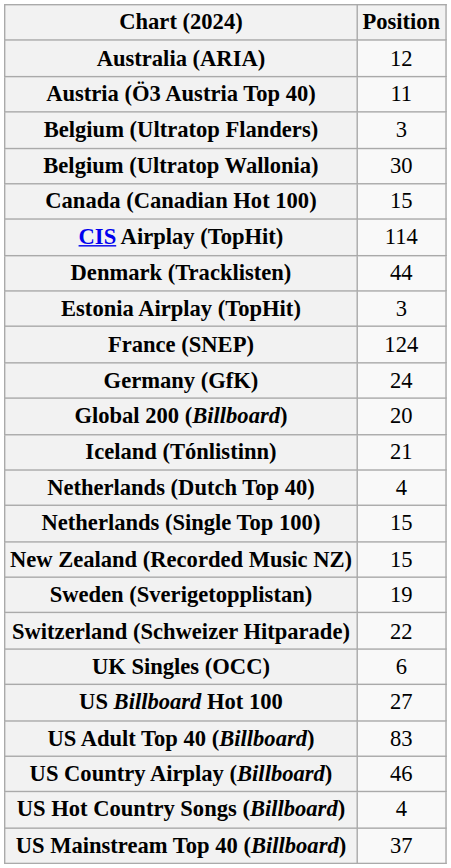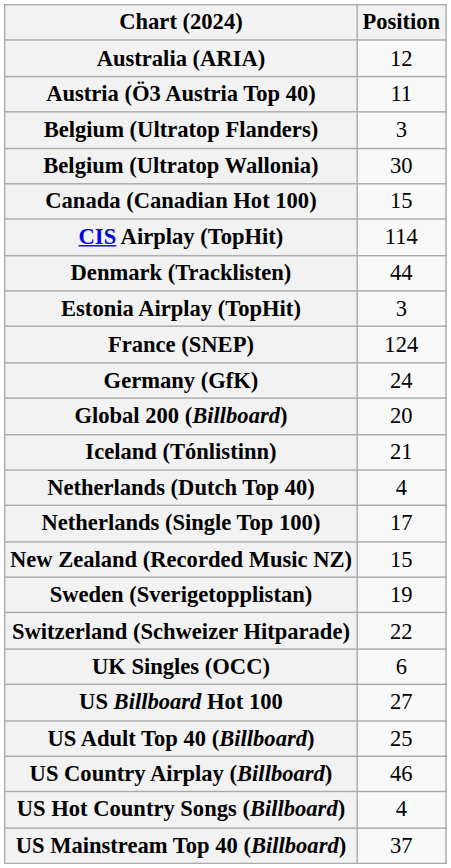(401, 523) 15 -> (401, 523) 17
(401, 737) 83 -> (401, 737) 25
